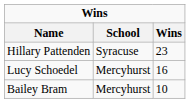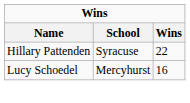(162, 51) 23 -> (162, 51) 22
- row: (37, 88)
